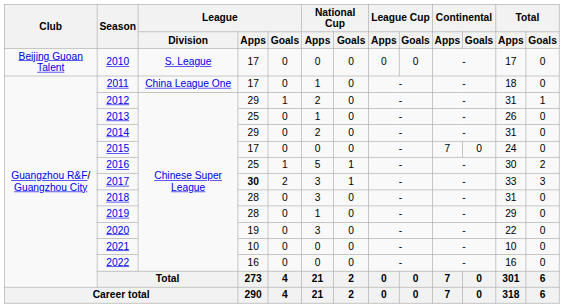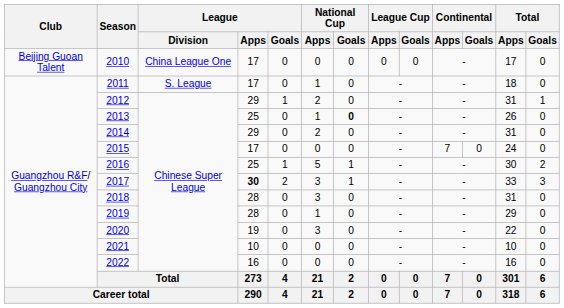(188, 62) S. League -> (188, 62) China League One
(188, 84) China League One -> (188, 84) S. League
(351, 116) normal -> (351, 116) bold
